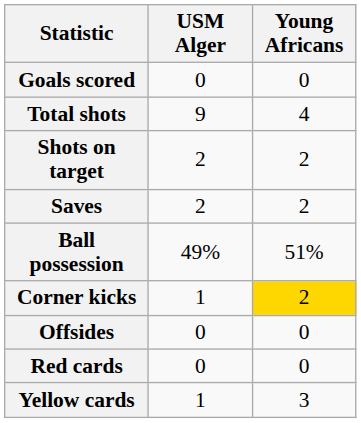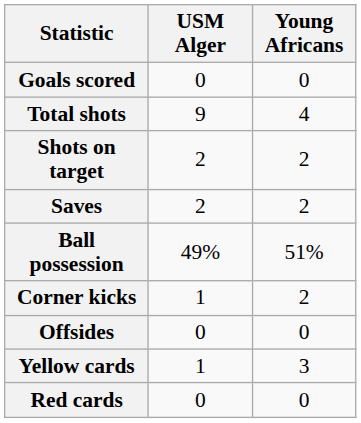(304, 297) gold background -> (304, 297) no background
rows swapped: (77, 399) <-> (77, 365)
